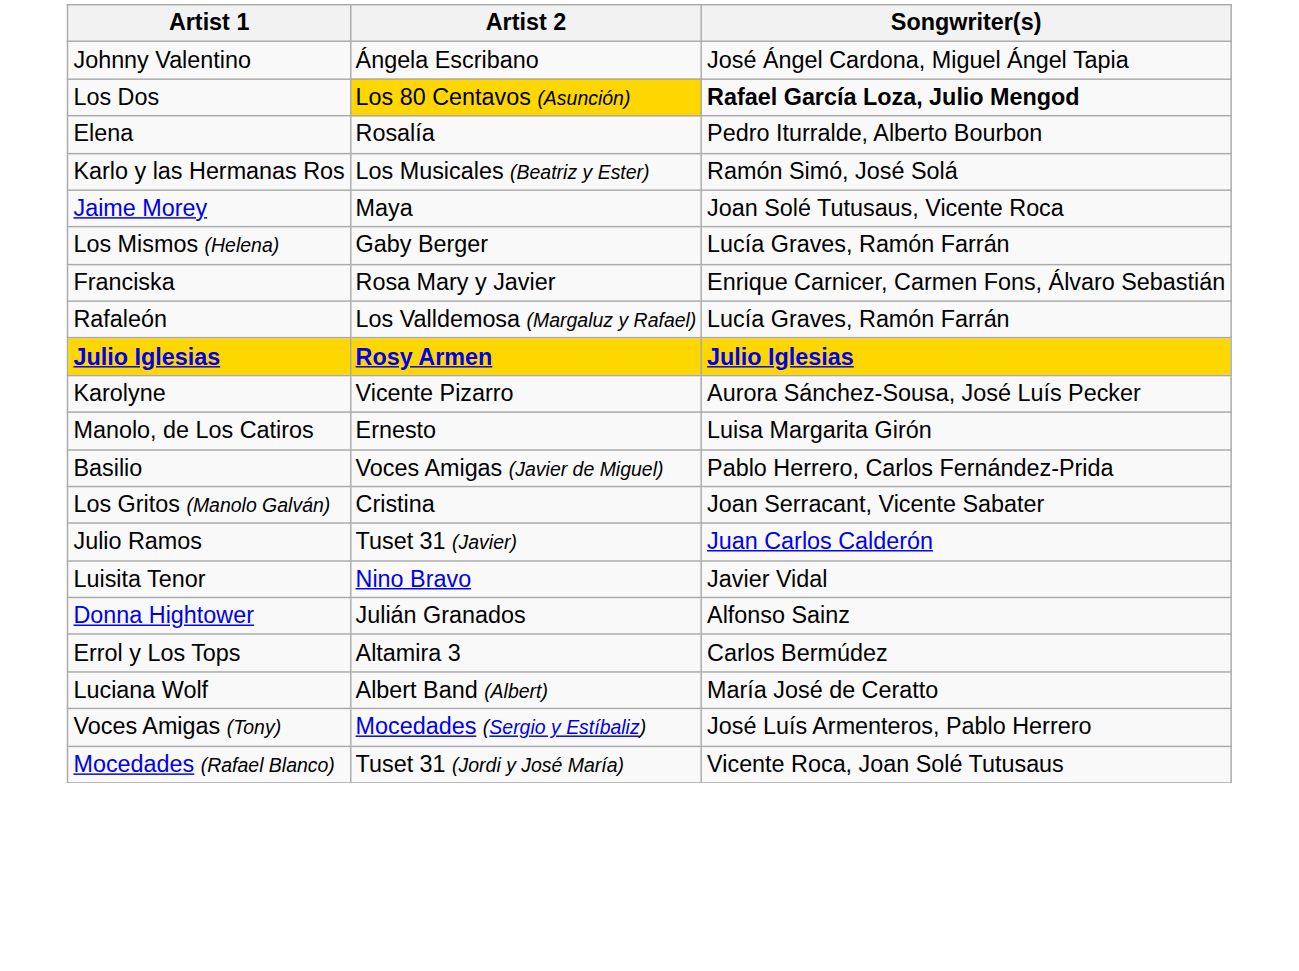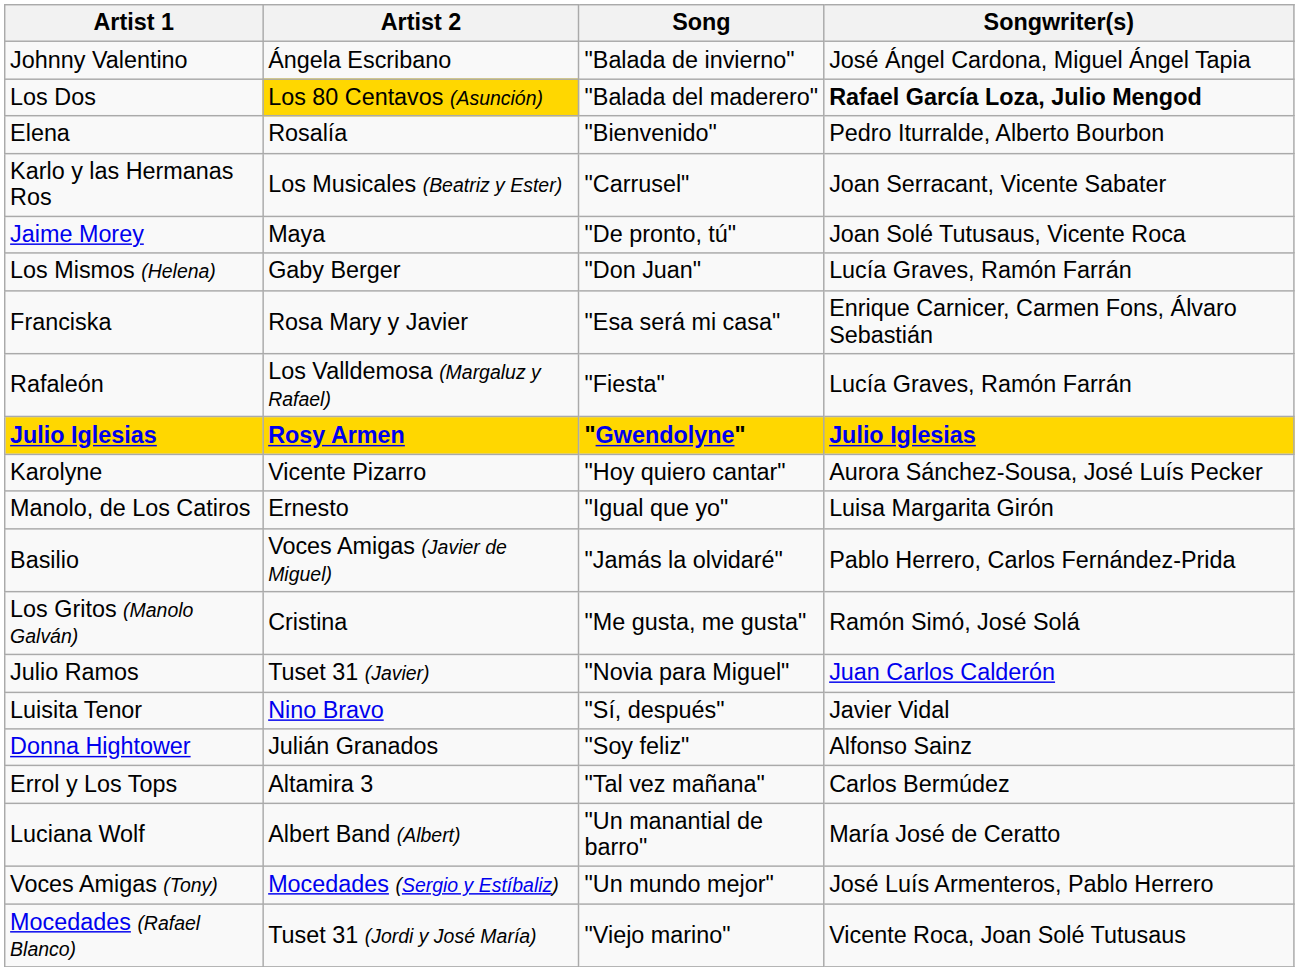+ column: (701, 23)
(832, 171) Ramón Simó, José Solá -> (998, 184) Joan Serracant, Vicente Sabater
(876, 504) Joan Serracant, Vicente Sabater -> (954, 622) Ramón Simó, José Solá
